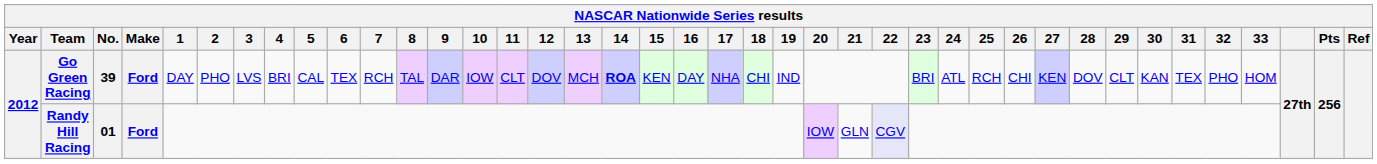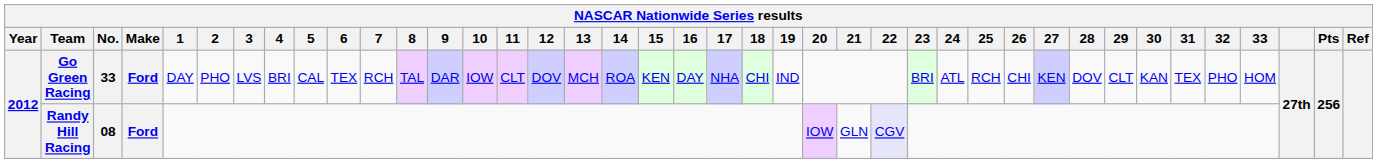(108, 77) 39 -> (108, 77) 33
(621, 77) bold -> (620, 77) normal
(108, 131) 01 -> (108, 131) 08
